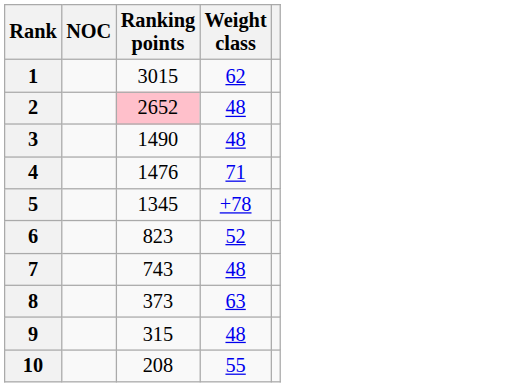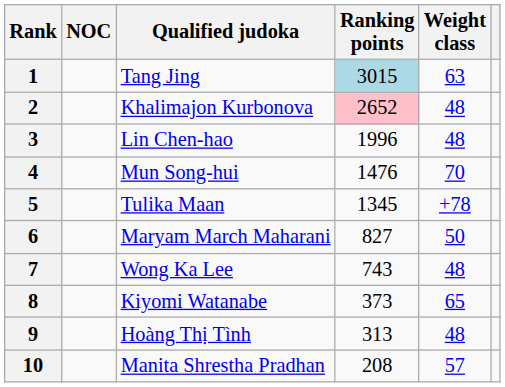+ column: (226, 32)
(158, 75) no background -> (377, 75) lightblue background
(236, 75) 62 -> (455, 75) 63
(158, 140) 1490 -> (377, 140) 1996
(236, 172) 71 -> (455, 172) 70
(158, 236) 823 -> (377, 236) 827
(236, 236) 52 -> (455, 236) 50
(236, 301) 63 -> (455, 301) 65
(158, 333) 315 -> (377, 333) 313
(236, 365) 55 -> (455, 365) 57
